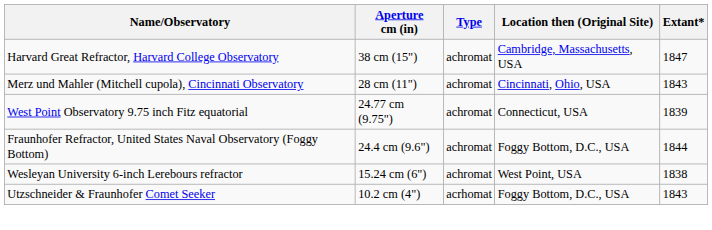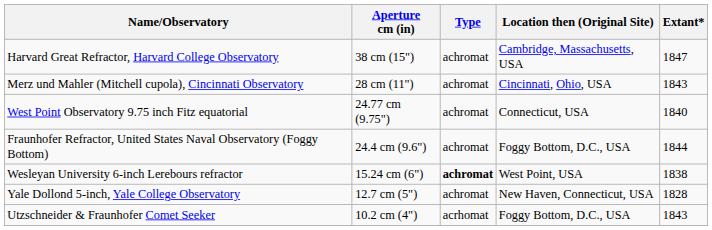(675, 112) 1839 -> (675, 112) 1840
(469, 174) normal -> (468, 174) bold
+ row: (124, 194)
